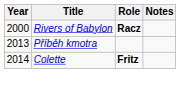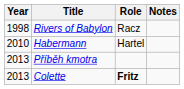(18, 28) 2000 -> (18, 28) 1998
(129, 28) bold -> (129, 28) normal
+ row: (60, 44)
(18, 60) 2014 -> (18, 76) 2013
